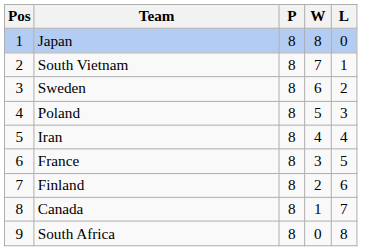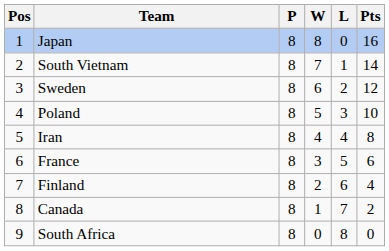+ column: (370, 16)
